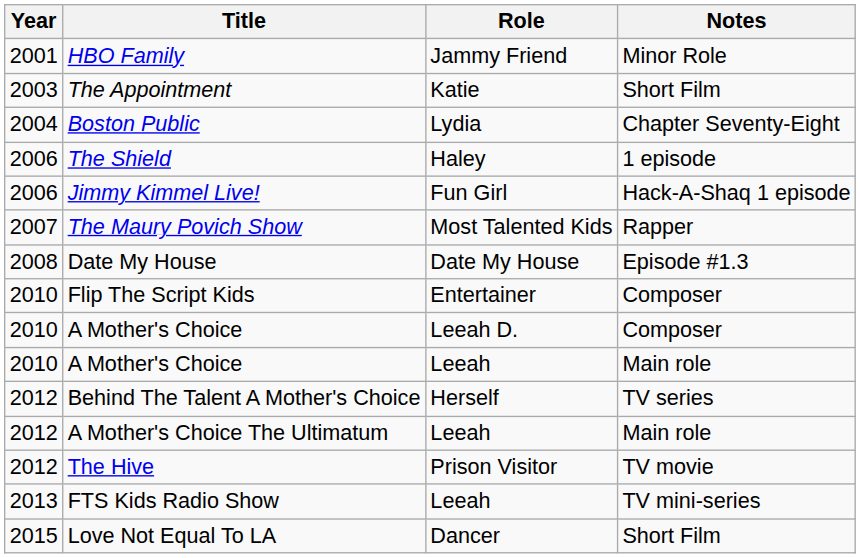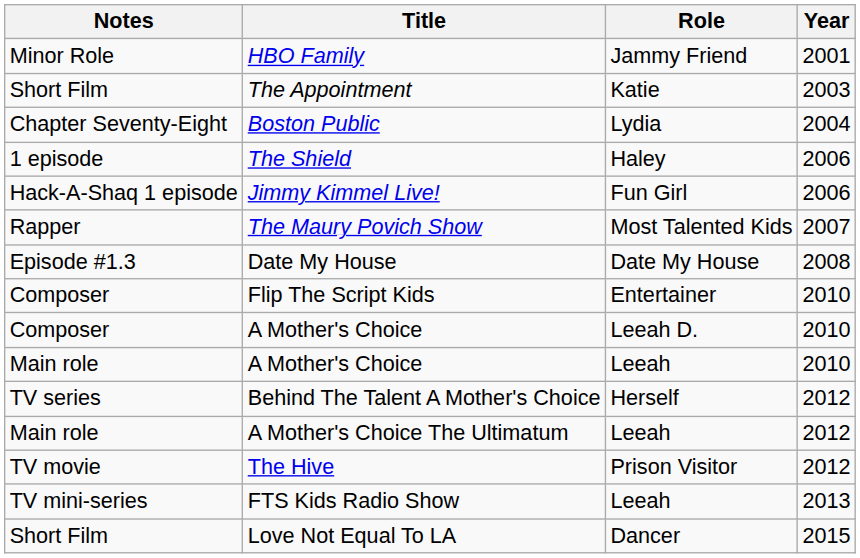columns swapped: (34, 21) <-> (736, 21)
